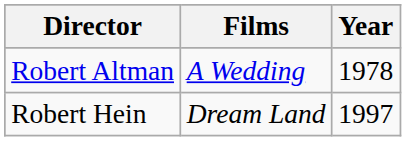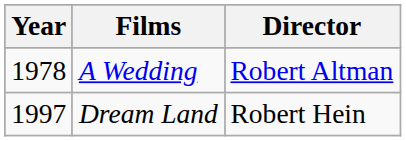columns swapped: (366, 26) <-> (93, 26)
